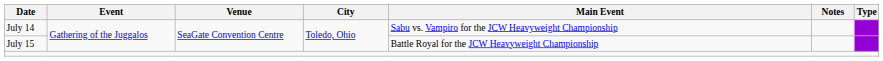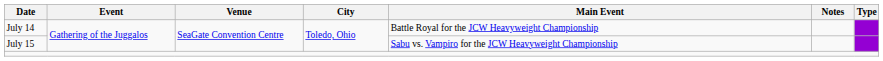(504, 27) Sabu vs. Vampiro for the JCW Heavyweight Championship -> (495, 27) Battle Royal for the JCW Heavyweight Championship
(495, 43) Battle Royal for the JCW Heavyweight Championship -> (504, 43) Sabu vs. Vampiro for the JCW Heavyweight Championship
